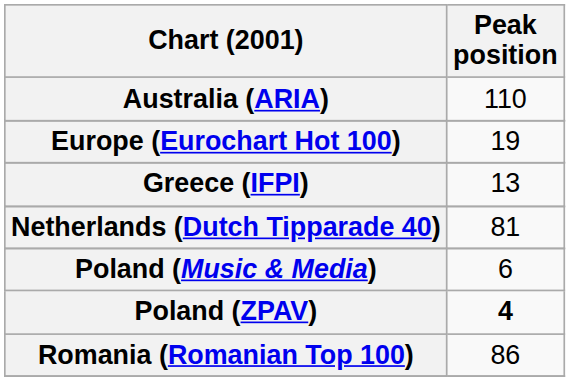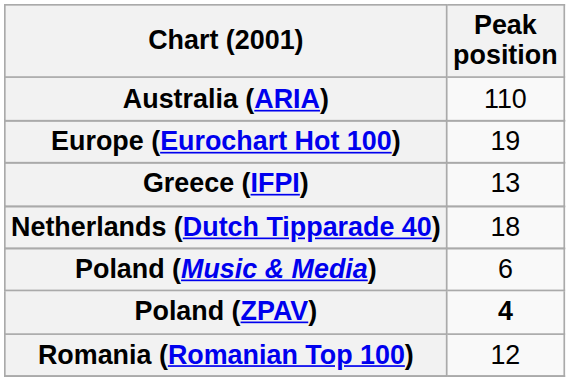(505, 226) 81 -> (505, 226) 18
(505, 354) 86 -> (505, 354) 12
